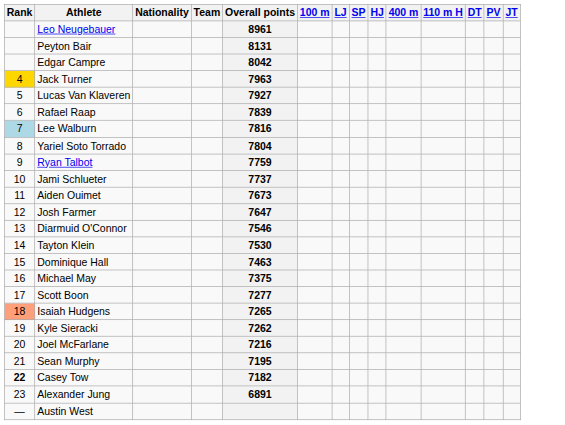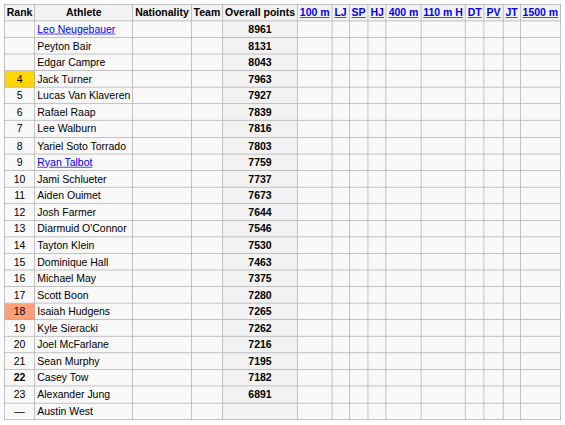+ column: (540, 13)
(260, 63) 8042 -> (260, 63) 8043
(20, 129) lightblue background -> (20, 129) no background
(260, 146) 7804 -> (260, 146) 7803
(260, 212) 7647 -> (260, 212) 7644
(260, 295) 7277 -> (260, 295) 7280
